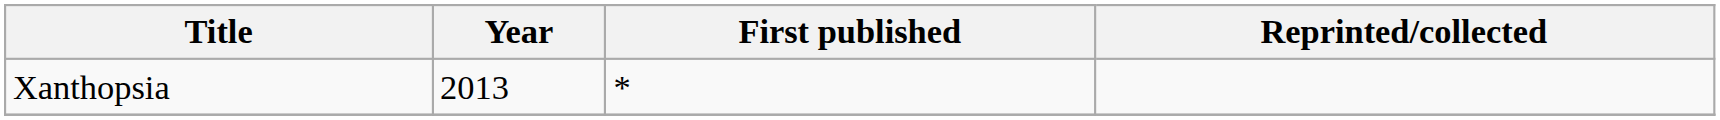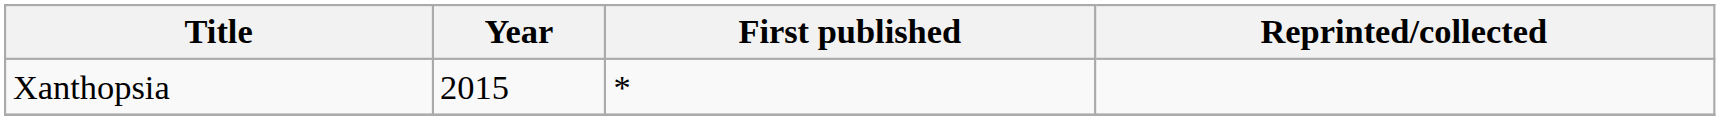(474, 86) 2013 -> (474, 86) 2015
